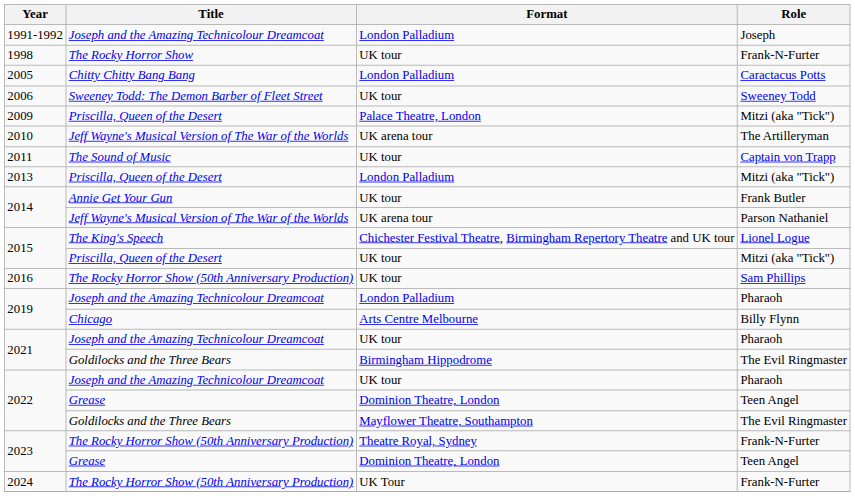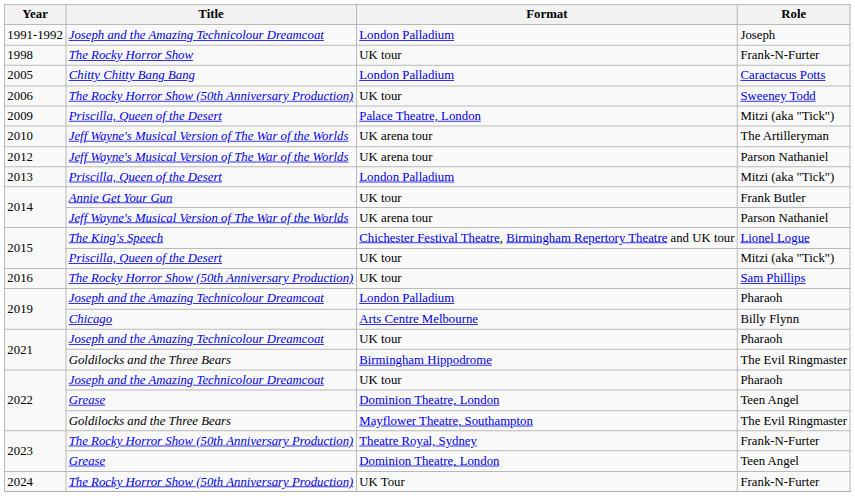(196, 95) Sweeney Todd: The Demon Barber of Fleet Street -> (211, 95) The Rocky Horror Show (50th Anniversary Production)
- row: (20, 156)
+ row: (20, 156)
